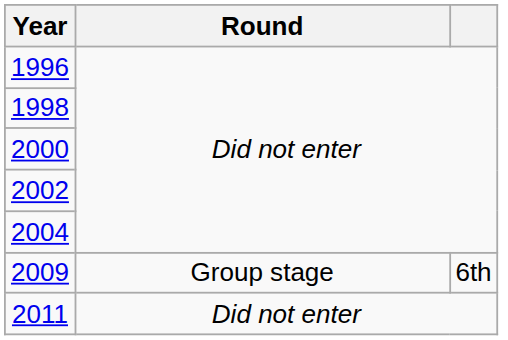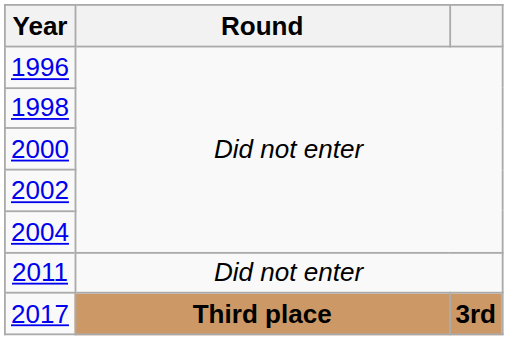- row: (40, 273)
+ row: (40, 314)
